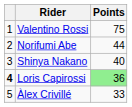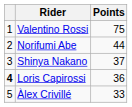(119, 62) 40 -> (119, 62) 37
(119, 78) lightgreen background -> (119, 78) no background
